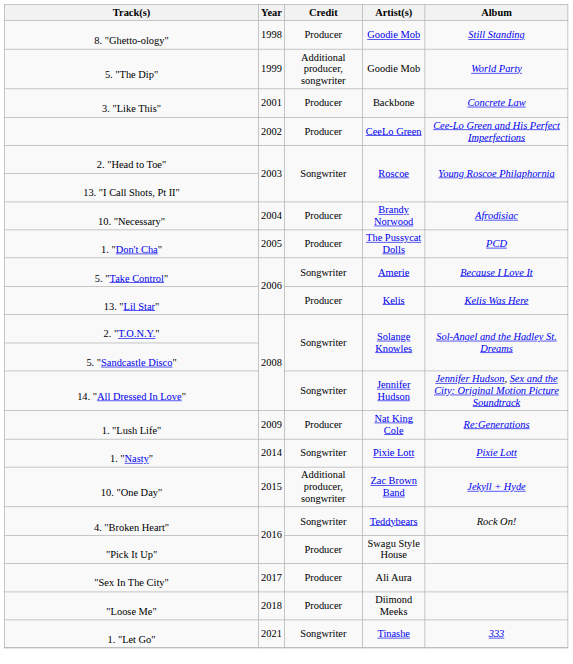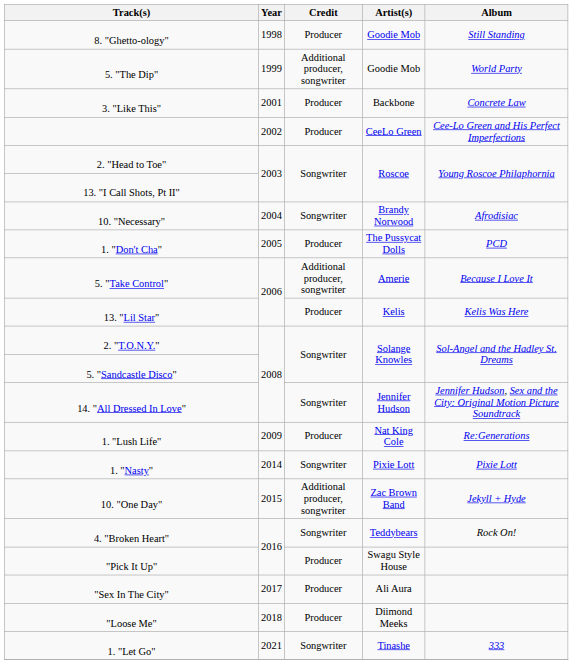(323, 215) Producer -> (323, 215) Songwriter
(323, 272) Songwriter -> (323, 278) Additional producer, songwriter
